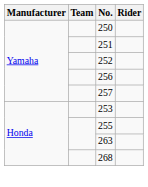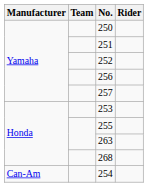+ row: (105, 173)
